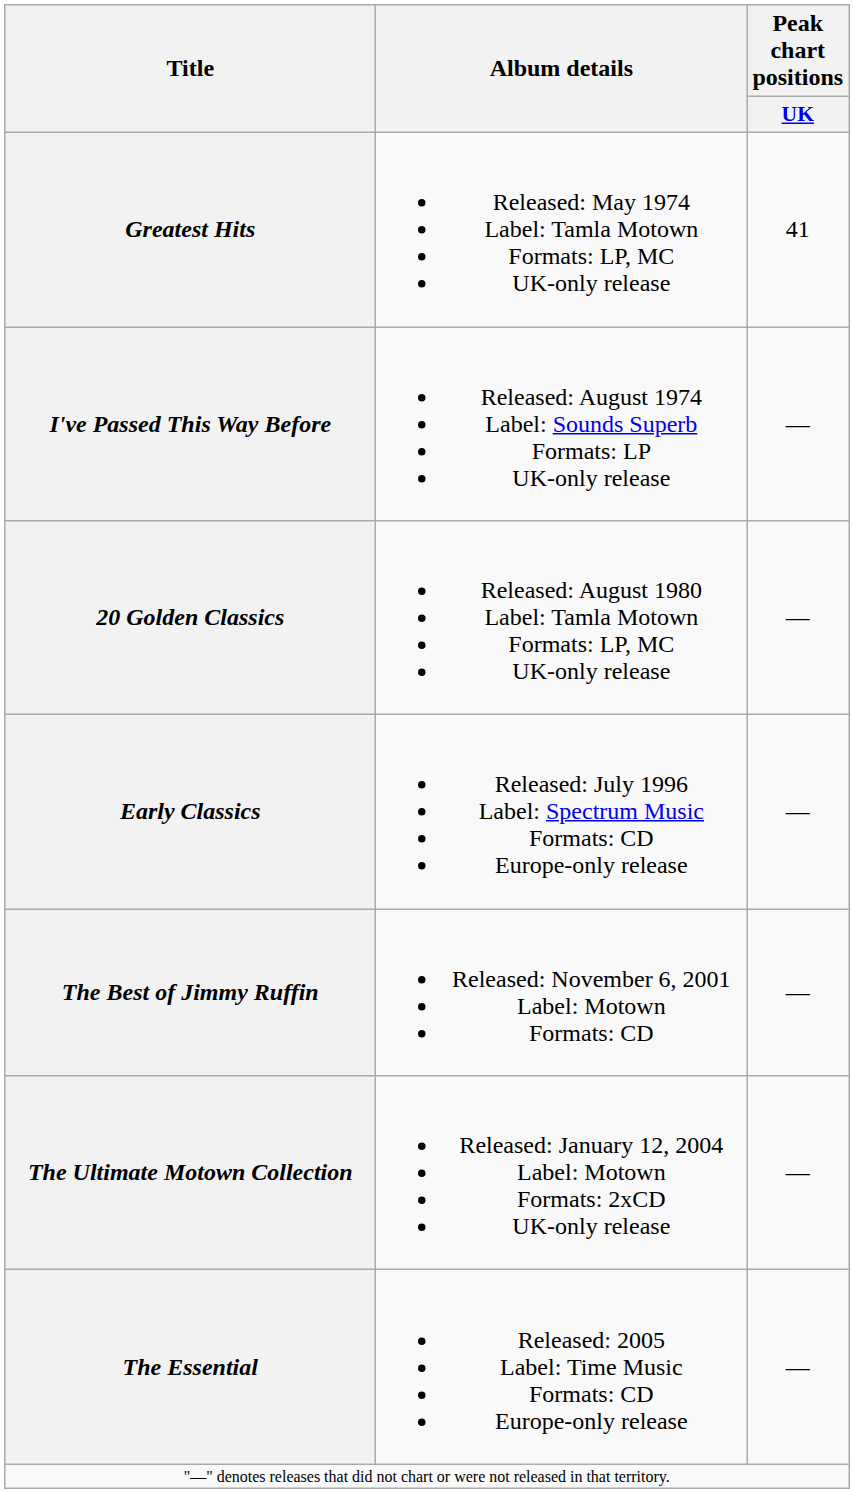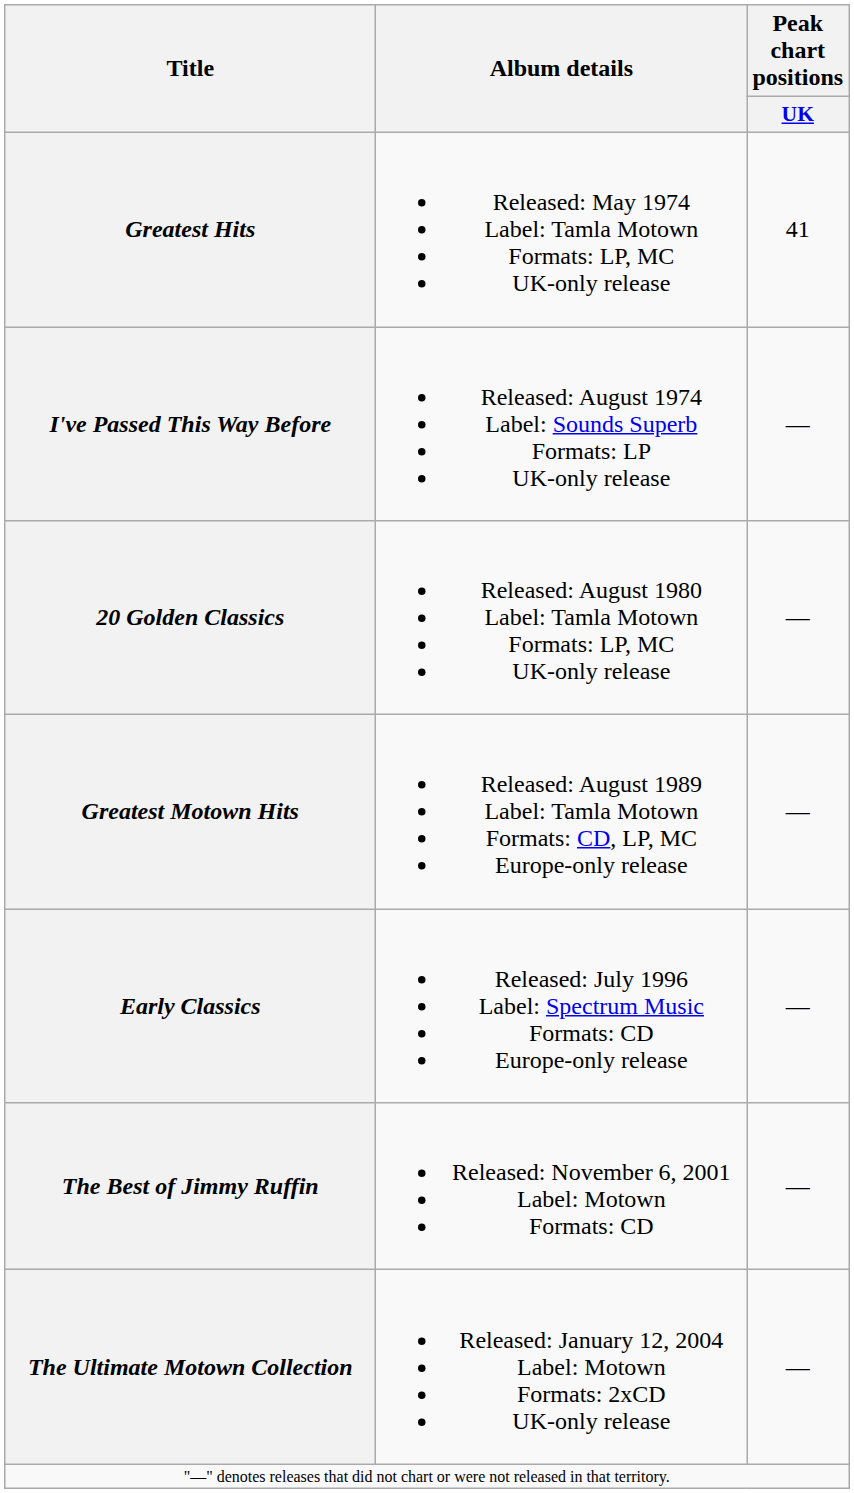+ row: (190, 811)
- row: (190, 1366)
